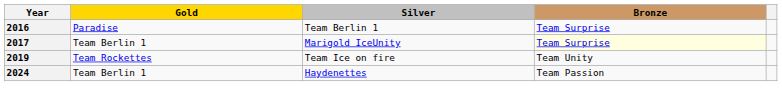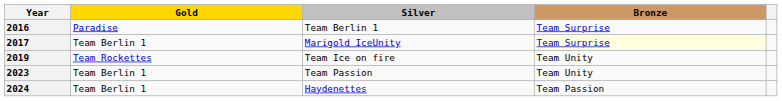+ row: (18, 73)
